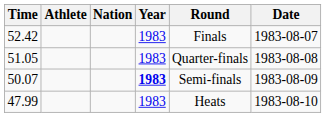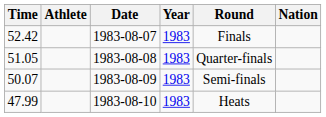columns swapped: (113, 15) <-> (286, 15)
(152, 79) bold -> (176, 79) normal
